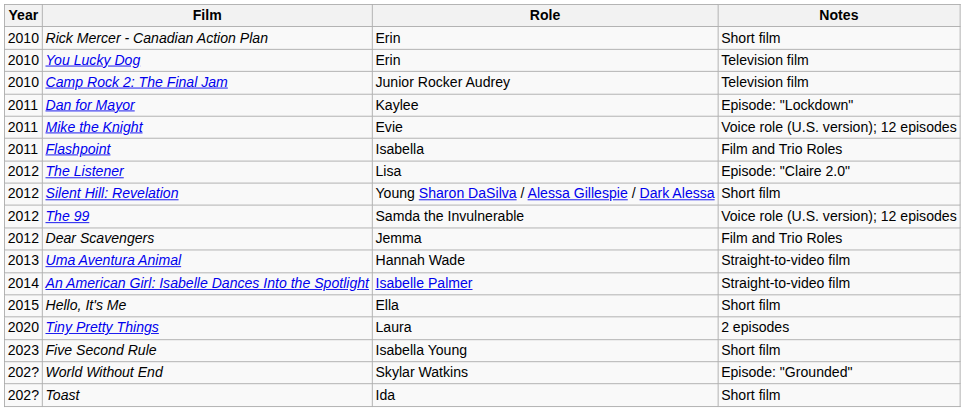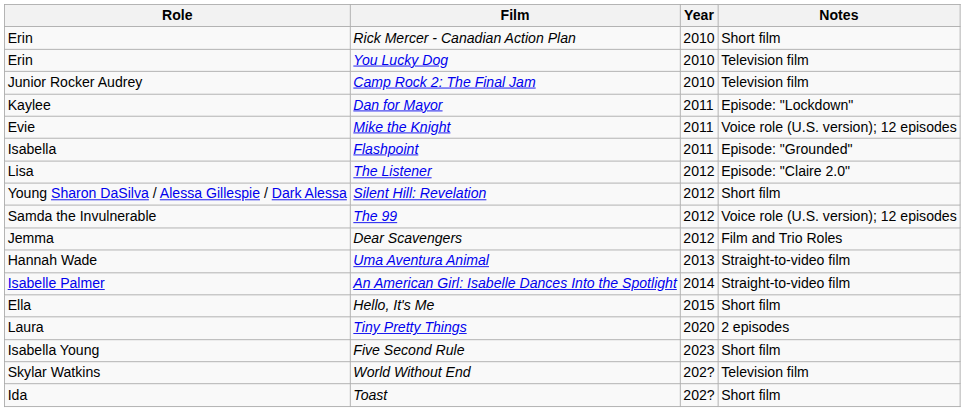columns swapped: (23, 15) <-> (545, 15)
(782, 149) Film and Trio Roles -> (787, 149) Episode: "Grounded"
(787, 372) Episode: "Grounded" -> (765, 372) Television film
